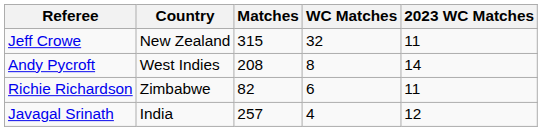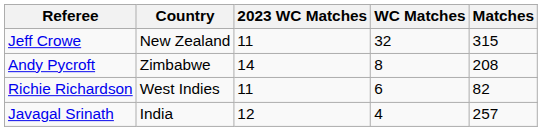columns swapped: (268, 16) <-> (469, 16)
(180, 65) West Indies -> (175, 65) Zimbabwe
(175, 89) Zimbabwe -> (180, 89) West Indies
